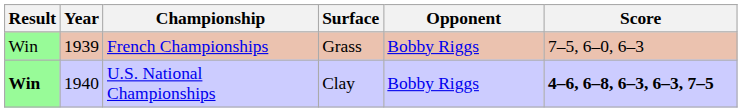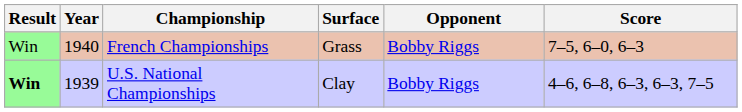(82, 45) 1939 -> (82, 45) 1940
(82, 83) 1940 -> (82, 83) 1939
(631, 83) bold -> (631, 83) normal
